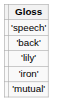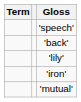+ column: (18, 12)
